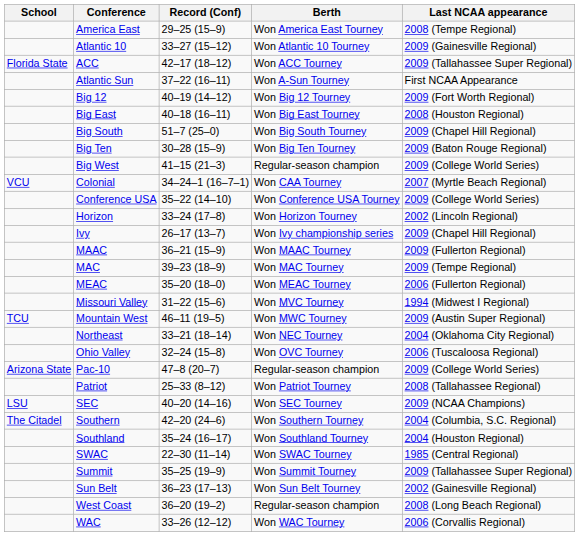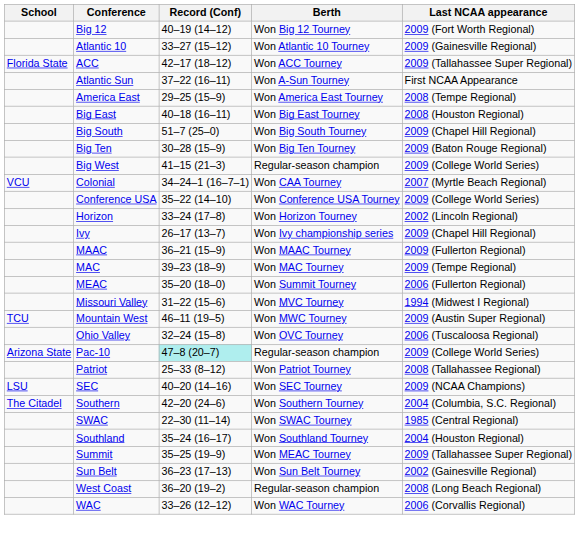rows swapped: (108, 30) <-> (91, 98)
(302, 285) Won MEAC Tourney -> (305, 285) Won Summit Tourney
- row: (99, 336)
(190, 370) no background -> (190, 353) paleturquoise background
rows swapped: (100, 438) <-> (92, 455)
(305, 472) Won Summit Tourney -> (302, 455) Won MEAC Tourney
